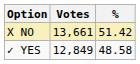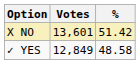(73, 32) 13,661 -> (73, 32) 13,601
